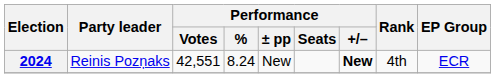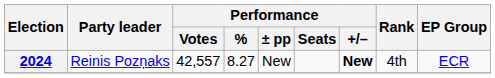(198, 61) 42,551 -> (198, 61) 42,557
(241, 61) 8.24 -> (241, 61) 8.27
